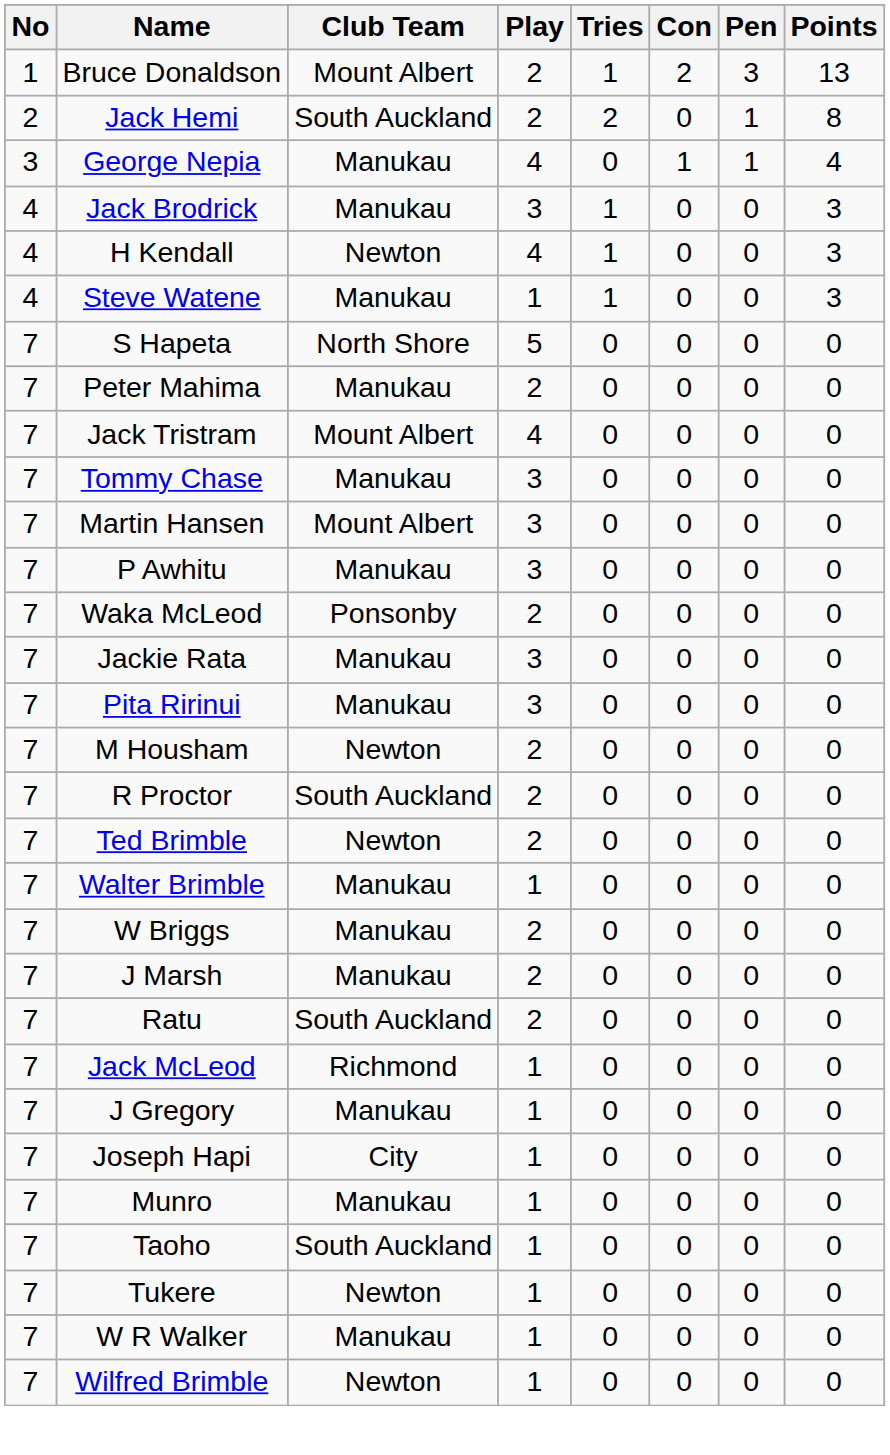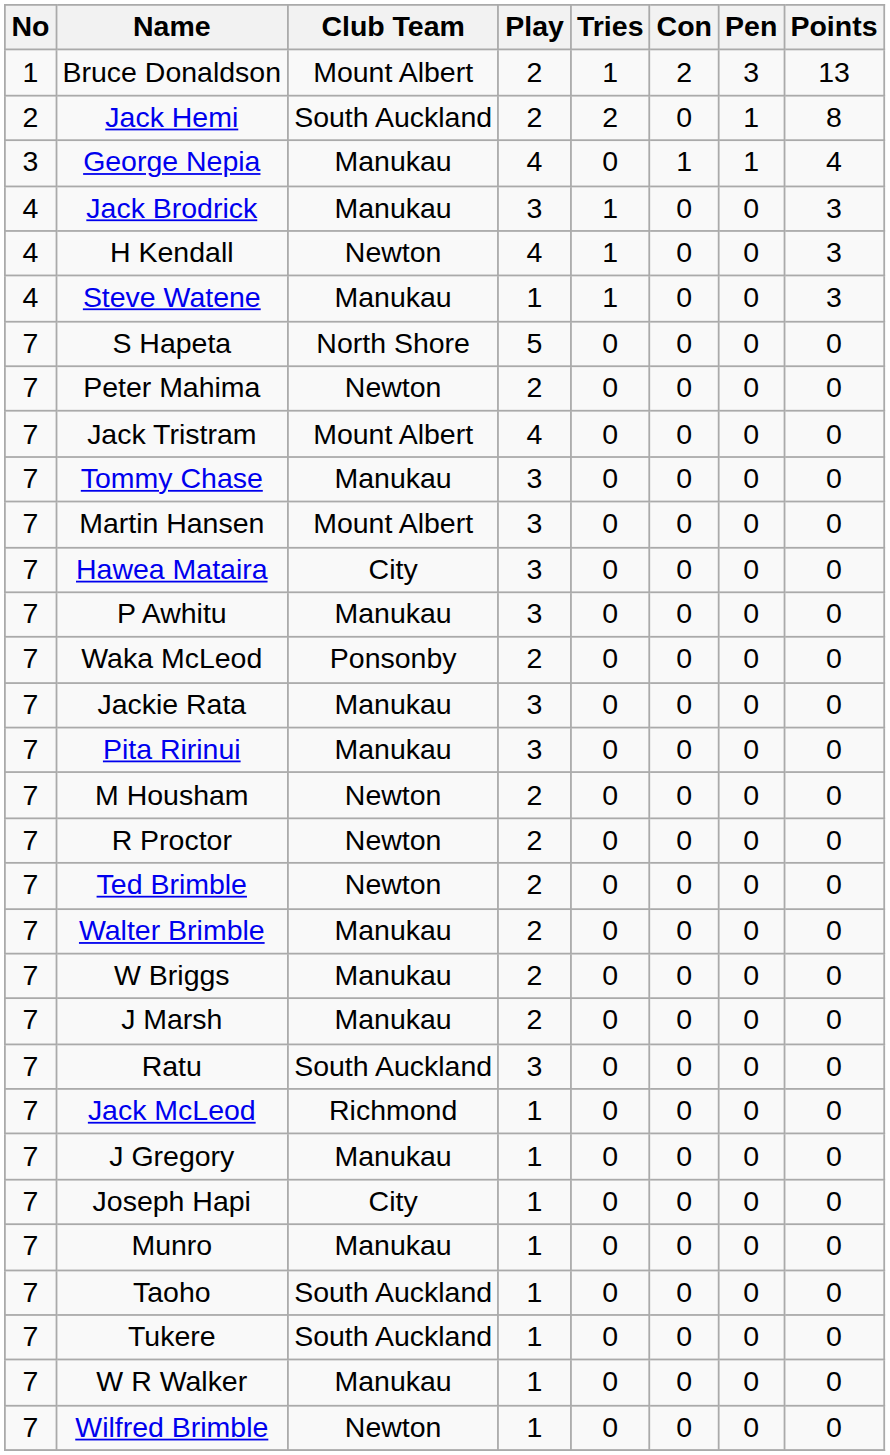(393, 388) Manukau -> (393, 388) Newton
+ row: (172, 569)
(393, 794) South Auckland -> (393, 840) Newton
(535, 885) 1 -> (535, 930) 2
(535, 1020) 2 -> (535, 1065) 3
(393, 1291) Newton -> (393, 1336) South Auckland
